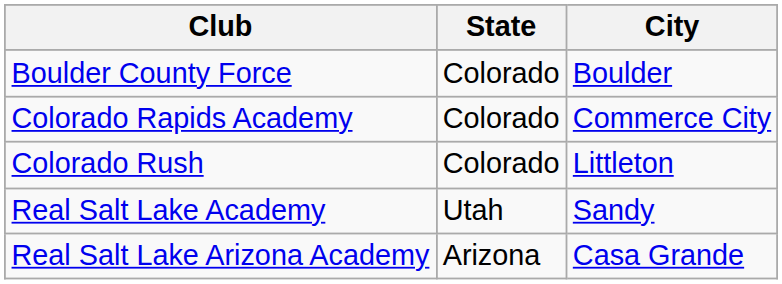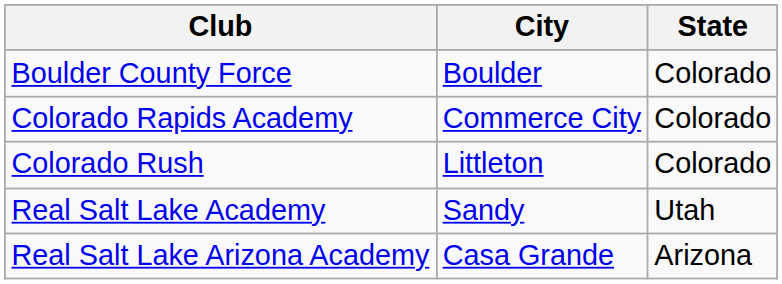columns swapped: (672, 27) <-> (501, 27)
